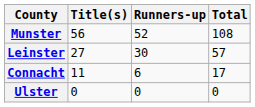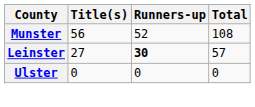(141, 53) normal -> (141, 53) bold
- row: (36, 73)
